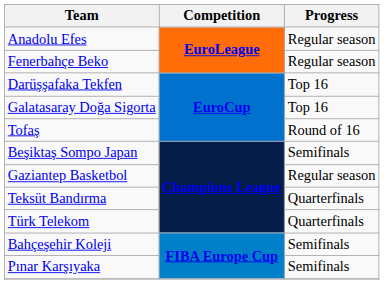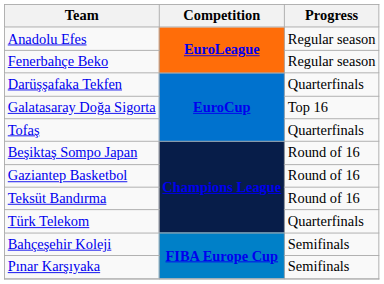(308, 84) Top 16 -> (326, 84) Quarterfinals
(324, 130) Round of 16 -> (326, 130) Quarterfinals
(319, 152) Semifinals -> (324, 152) Round of 16
(332, 175) Regular season -> (324, 175) Round of 16
(326, 198) Quarterfinals -> (324, 198) Round of 16
